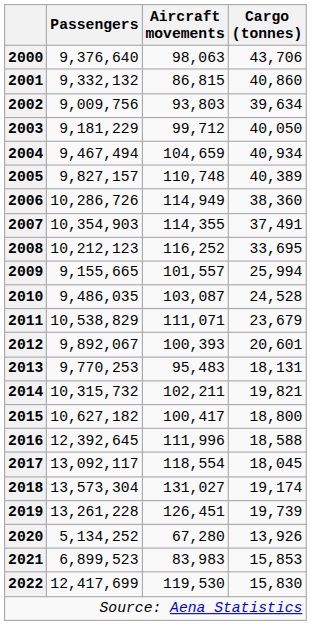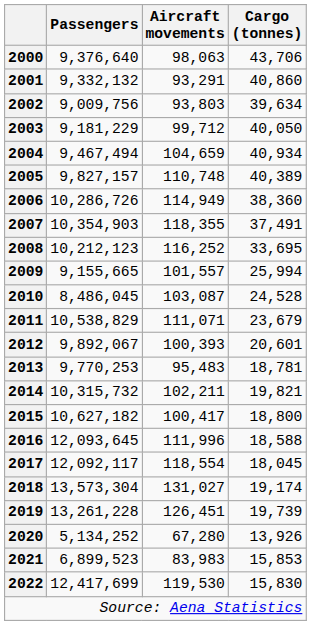(198, 81) 86,815 -> (198, 81) 93,291
(194, 225) 114,355 -> (194, 225) 118,355
(99, 297) 9,486,035 -> (99, 297) 8,486,045
(276, 369) 18,131 -> (276, 369) 18,781
(94, 440) 12,392,645 -> (94, 440) 12,093,645
(94, 464) 13,092,117 -> (94, 464) 12,092,117
